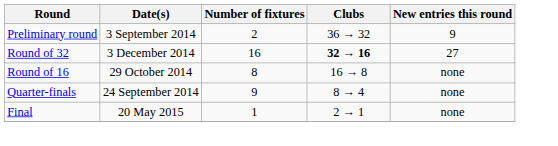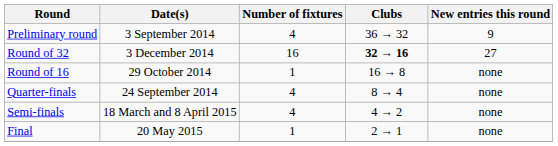(254, 33) 2 -> (292, 33) 4
(254, 72) 8 -> (292, 72) 1
(254, 92) 9 -> (292, 92) 4
+ row: (36, 111)
